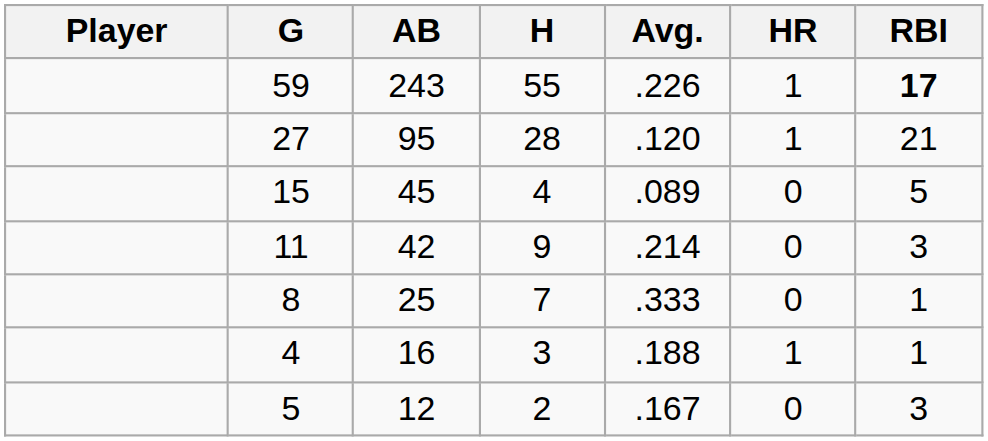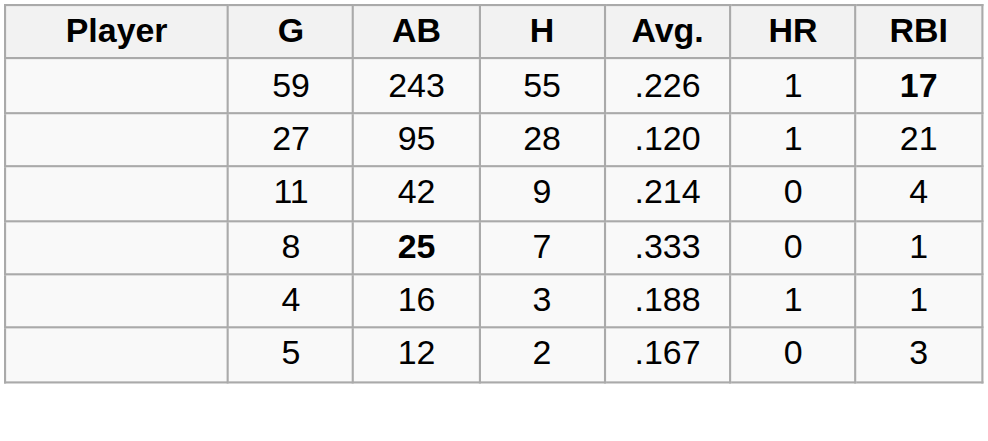- row: (291, 192)
(919, 246) 3 -> (919, 192) 4
(417, 300) normal -> (417, 246) bold
